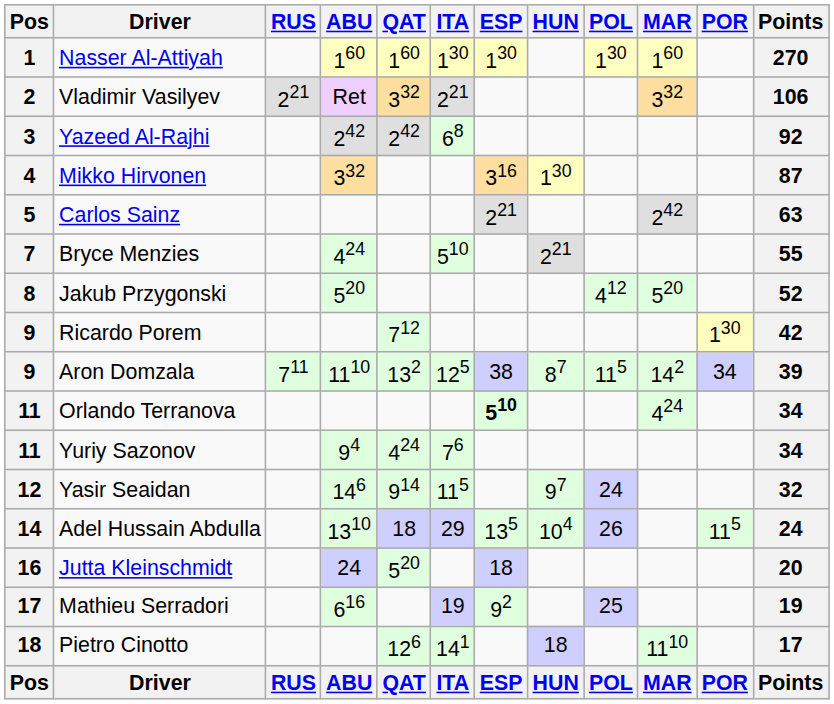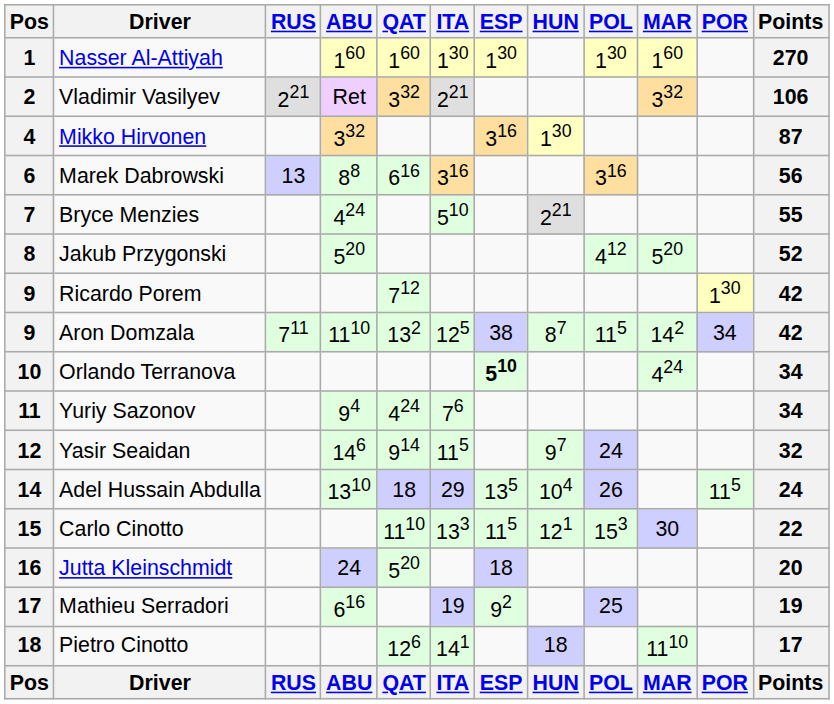- row: (134, 136)
- row: (120, 214)
+ row: (142, 175)
(791, 371) 39 -> (791, 332) 42
(29, 410) 11 -> (29, 371) 10
+ row: (121, 528)
